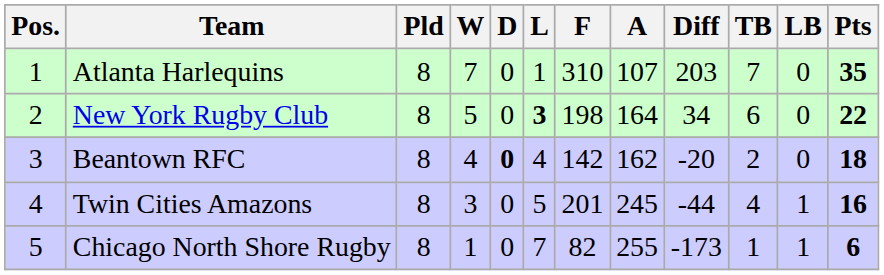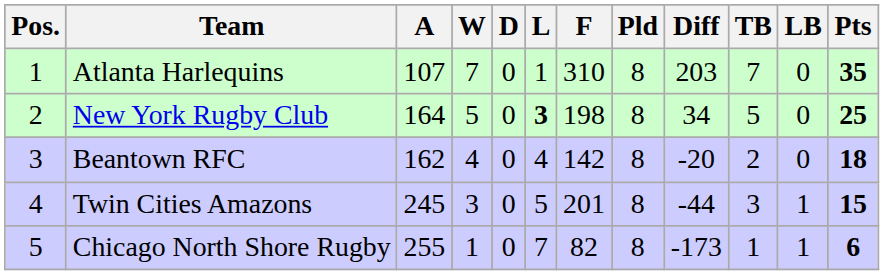columns swapped: (424, 26) <-> (637, 26)
(753, 114) 6 -> (753, 114) 5
(853, 114) 22 -> (853, 114) 25
(507, 159) bold -> (509, 159) normal
(753, 203) 4 -> (753, 203) 3
(853, 203) 16 -> (853, 203) 15
